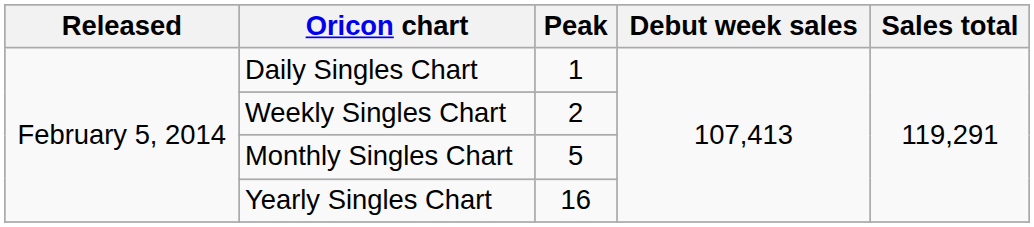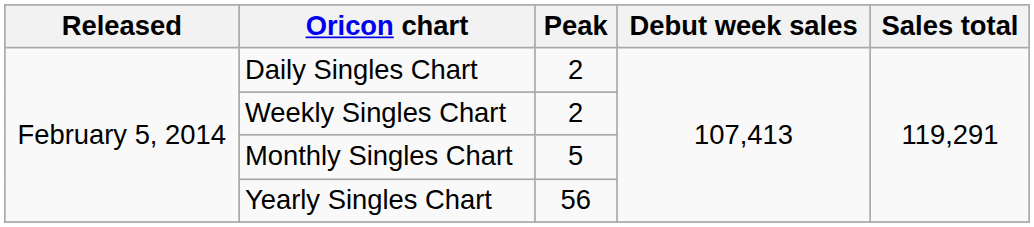(576, 69) 1 -> (576, 69) 2
(576, 199) 16 -> (576, 199) 56
